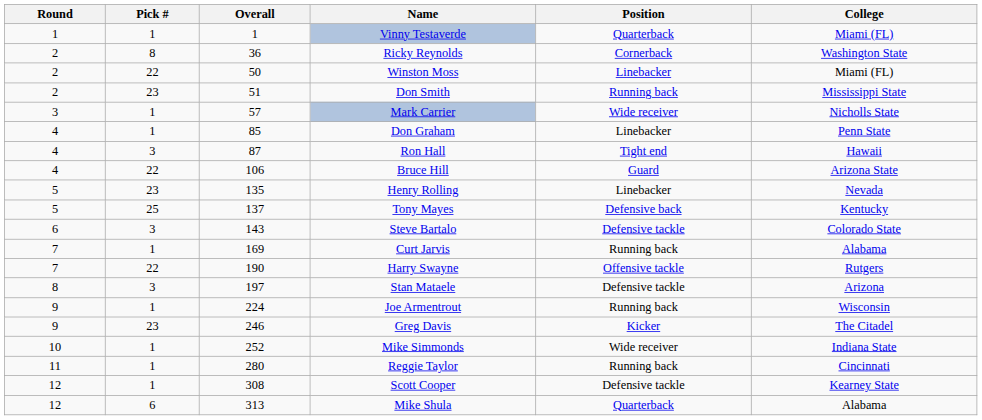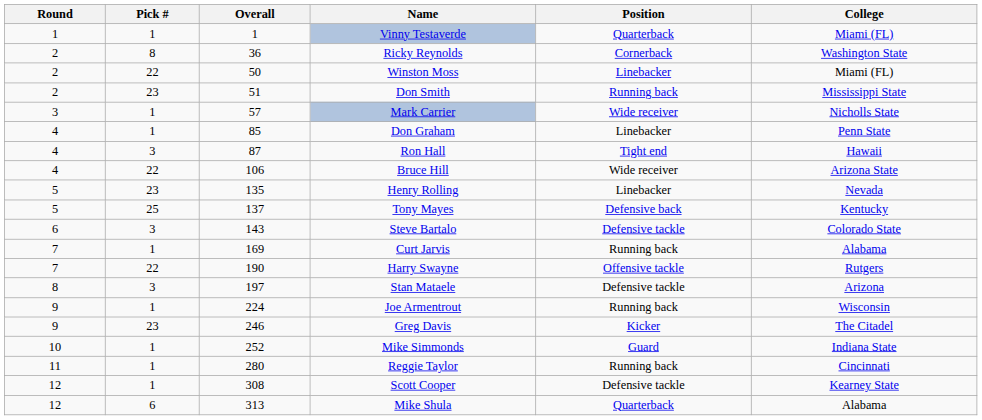(643, 170) Guard -> (643, 170) Wide receiver
(643, 346) Wide receiver -> (643, 346) Guard
